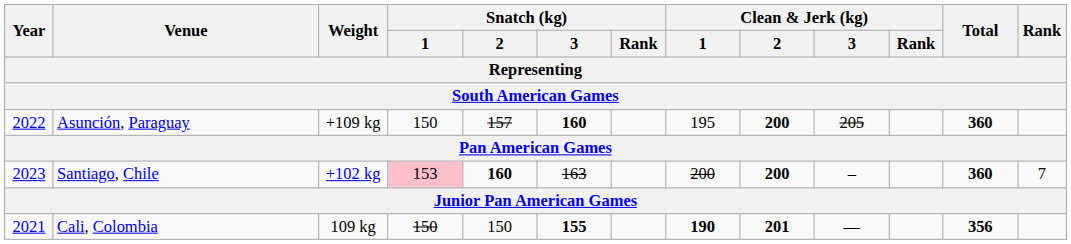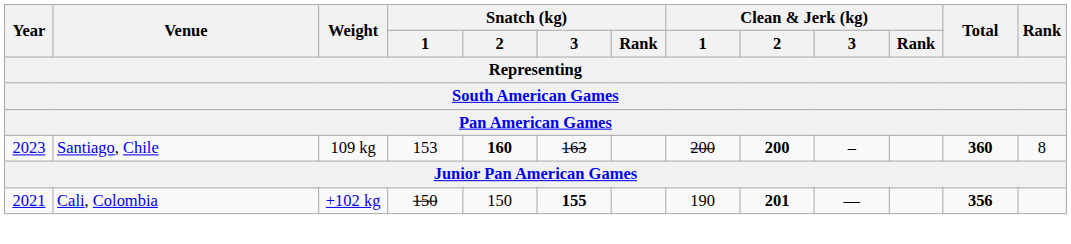- row: (123, 122)
(353, 174) +102 kg -> (353, 148) 109 kg
(425, 174) pink background -> (425, 148) no background
(1042, 174) 7 -> (1042, 148) 8
(353, 226) 109 kg -> (353, 200) +102 kg
(703, 226) bold -> (703, 200) normal
